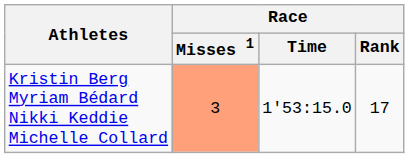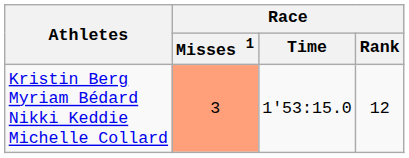(380, 108) 17 -> (380, 108) 12
